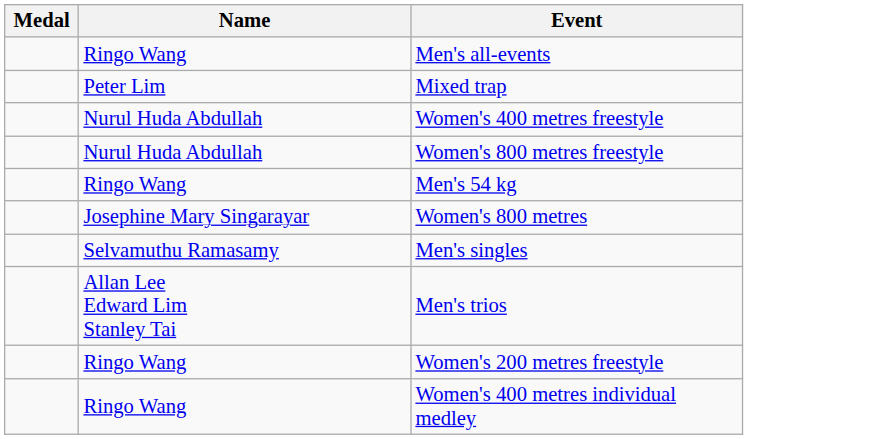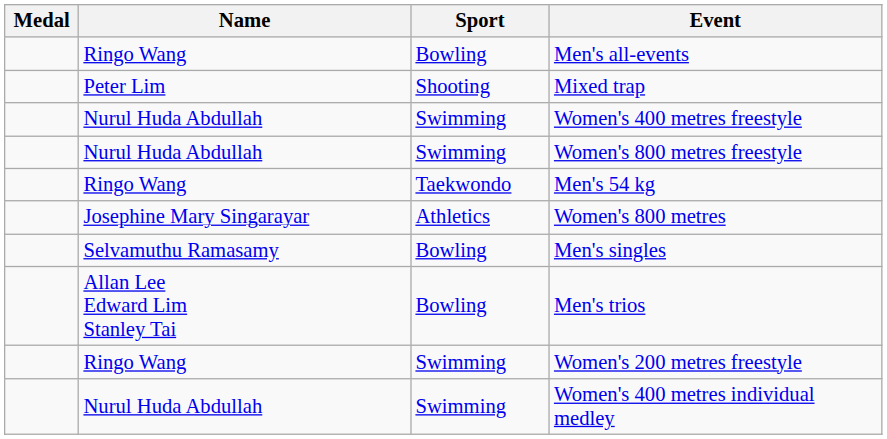+ column: (480, 20)
(135, 406) Ringo Wang -> (173, 406) Nurul Huda Abdullah
